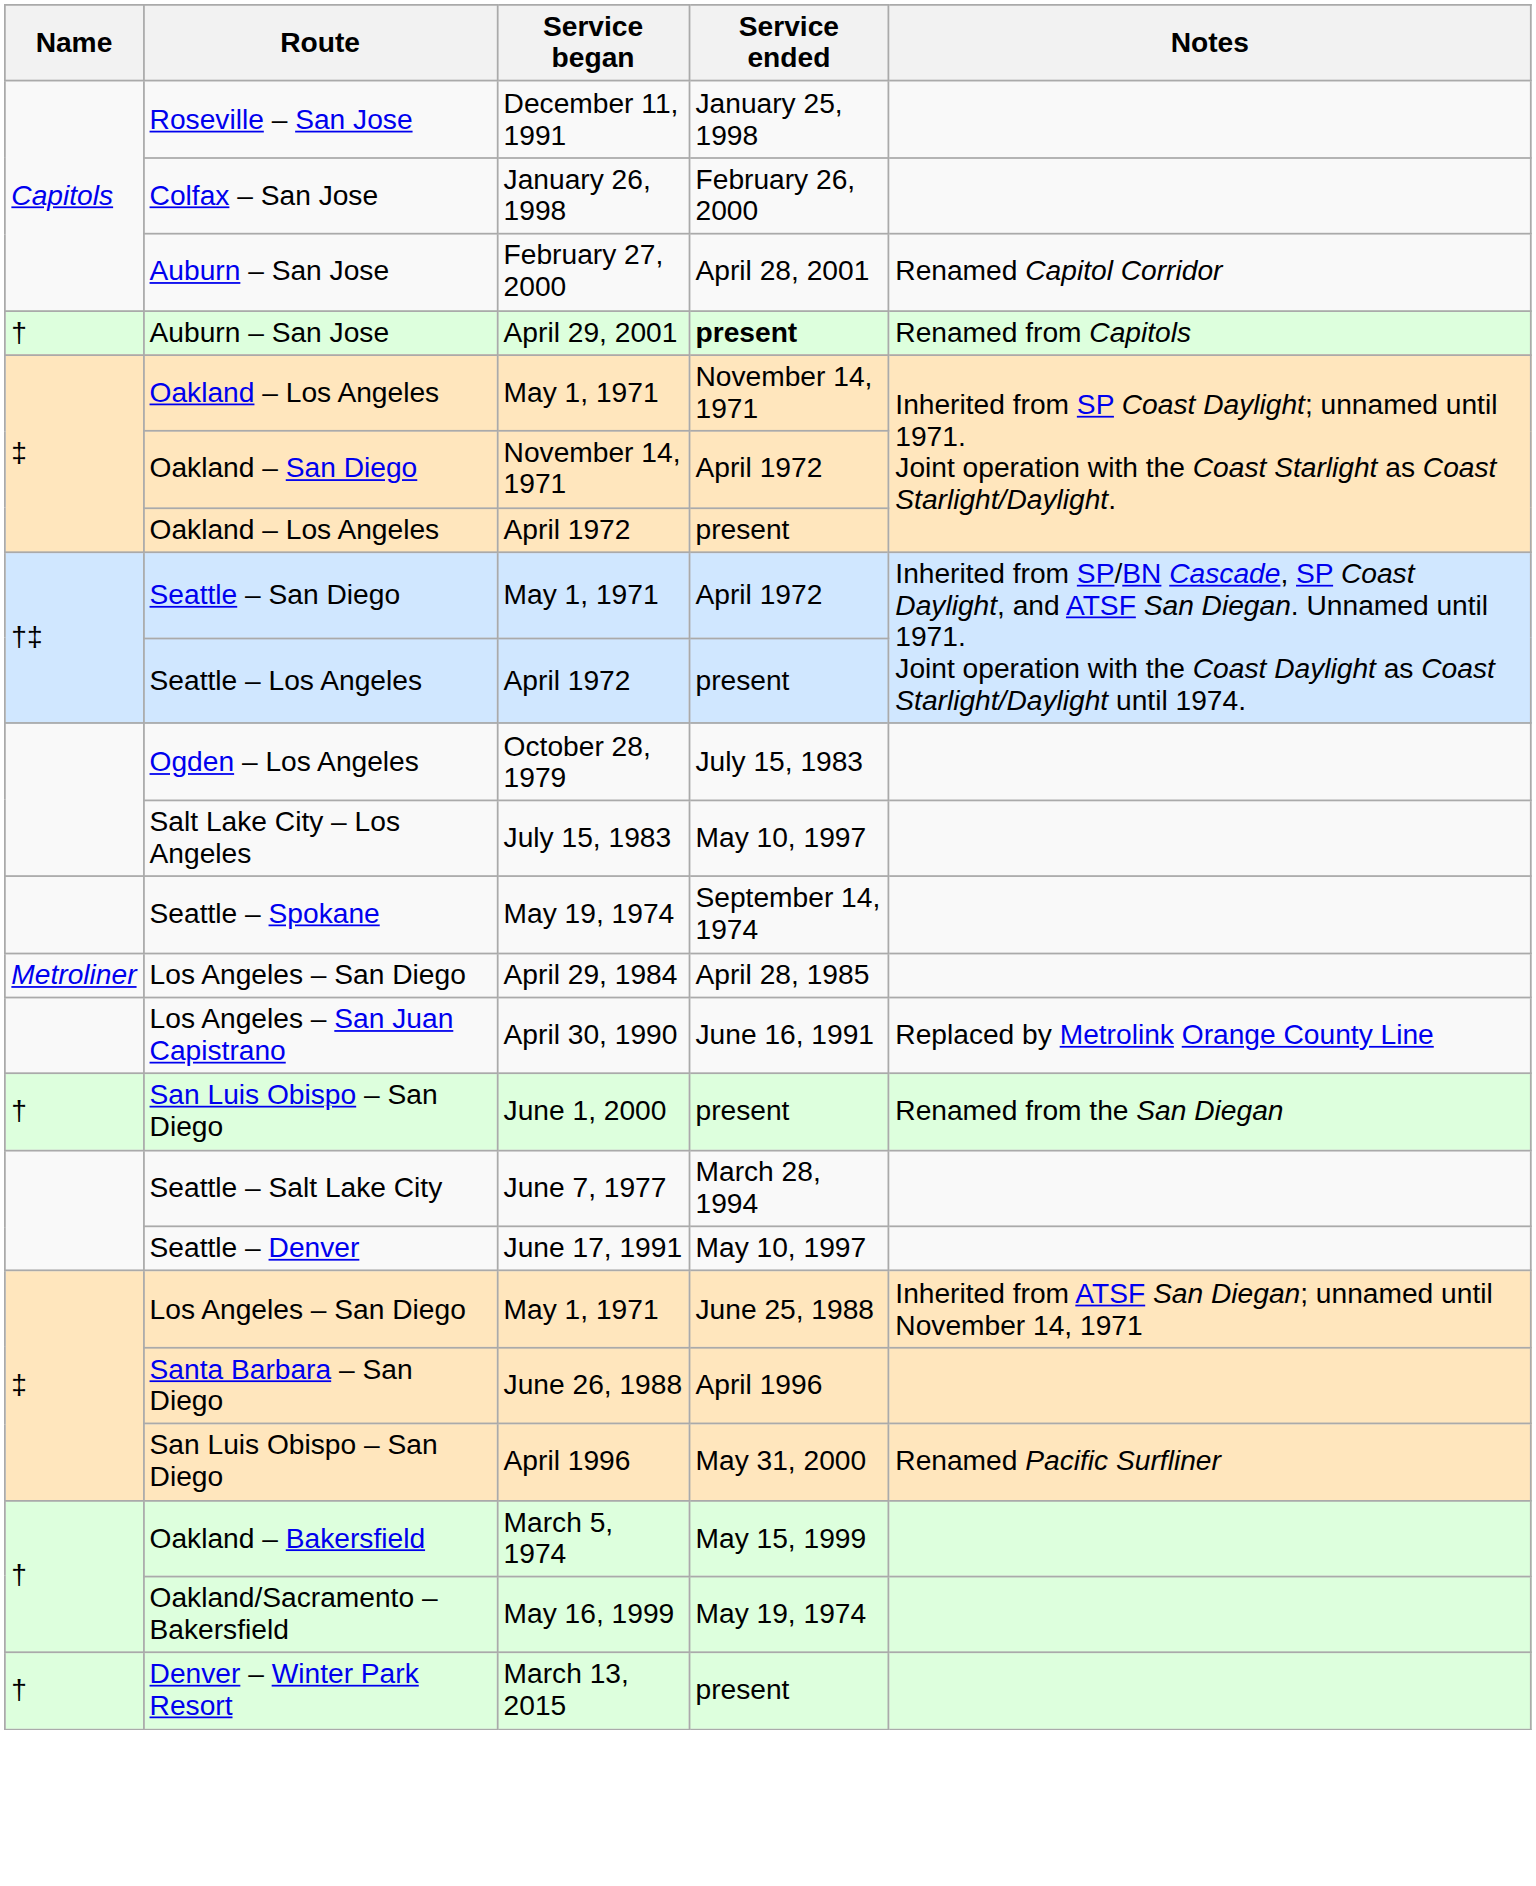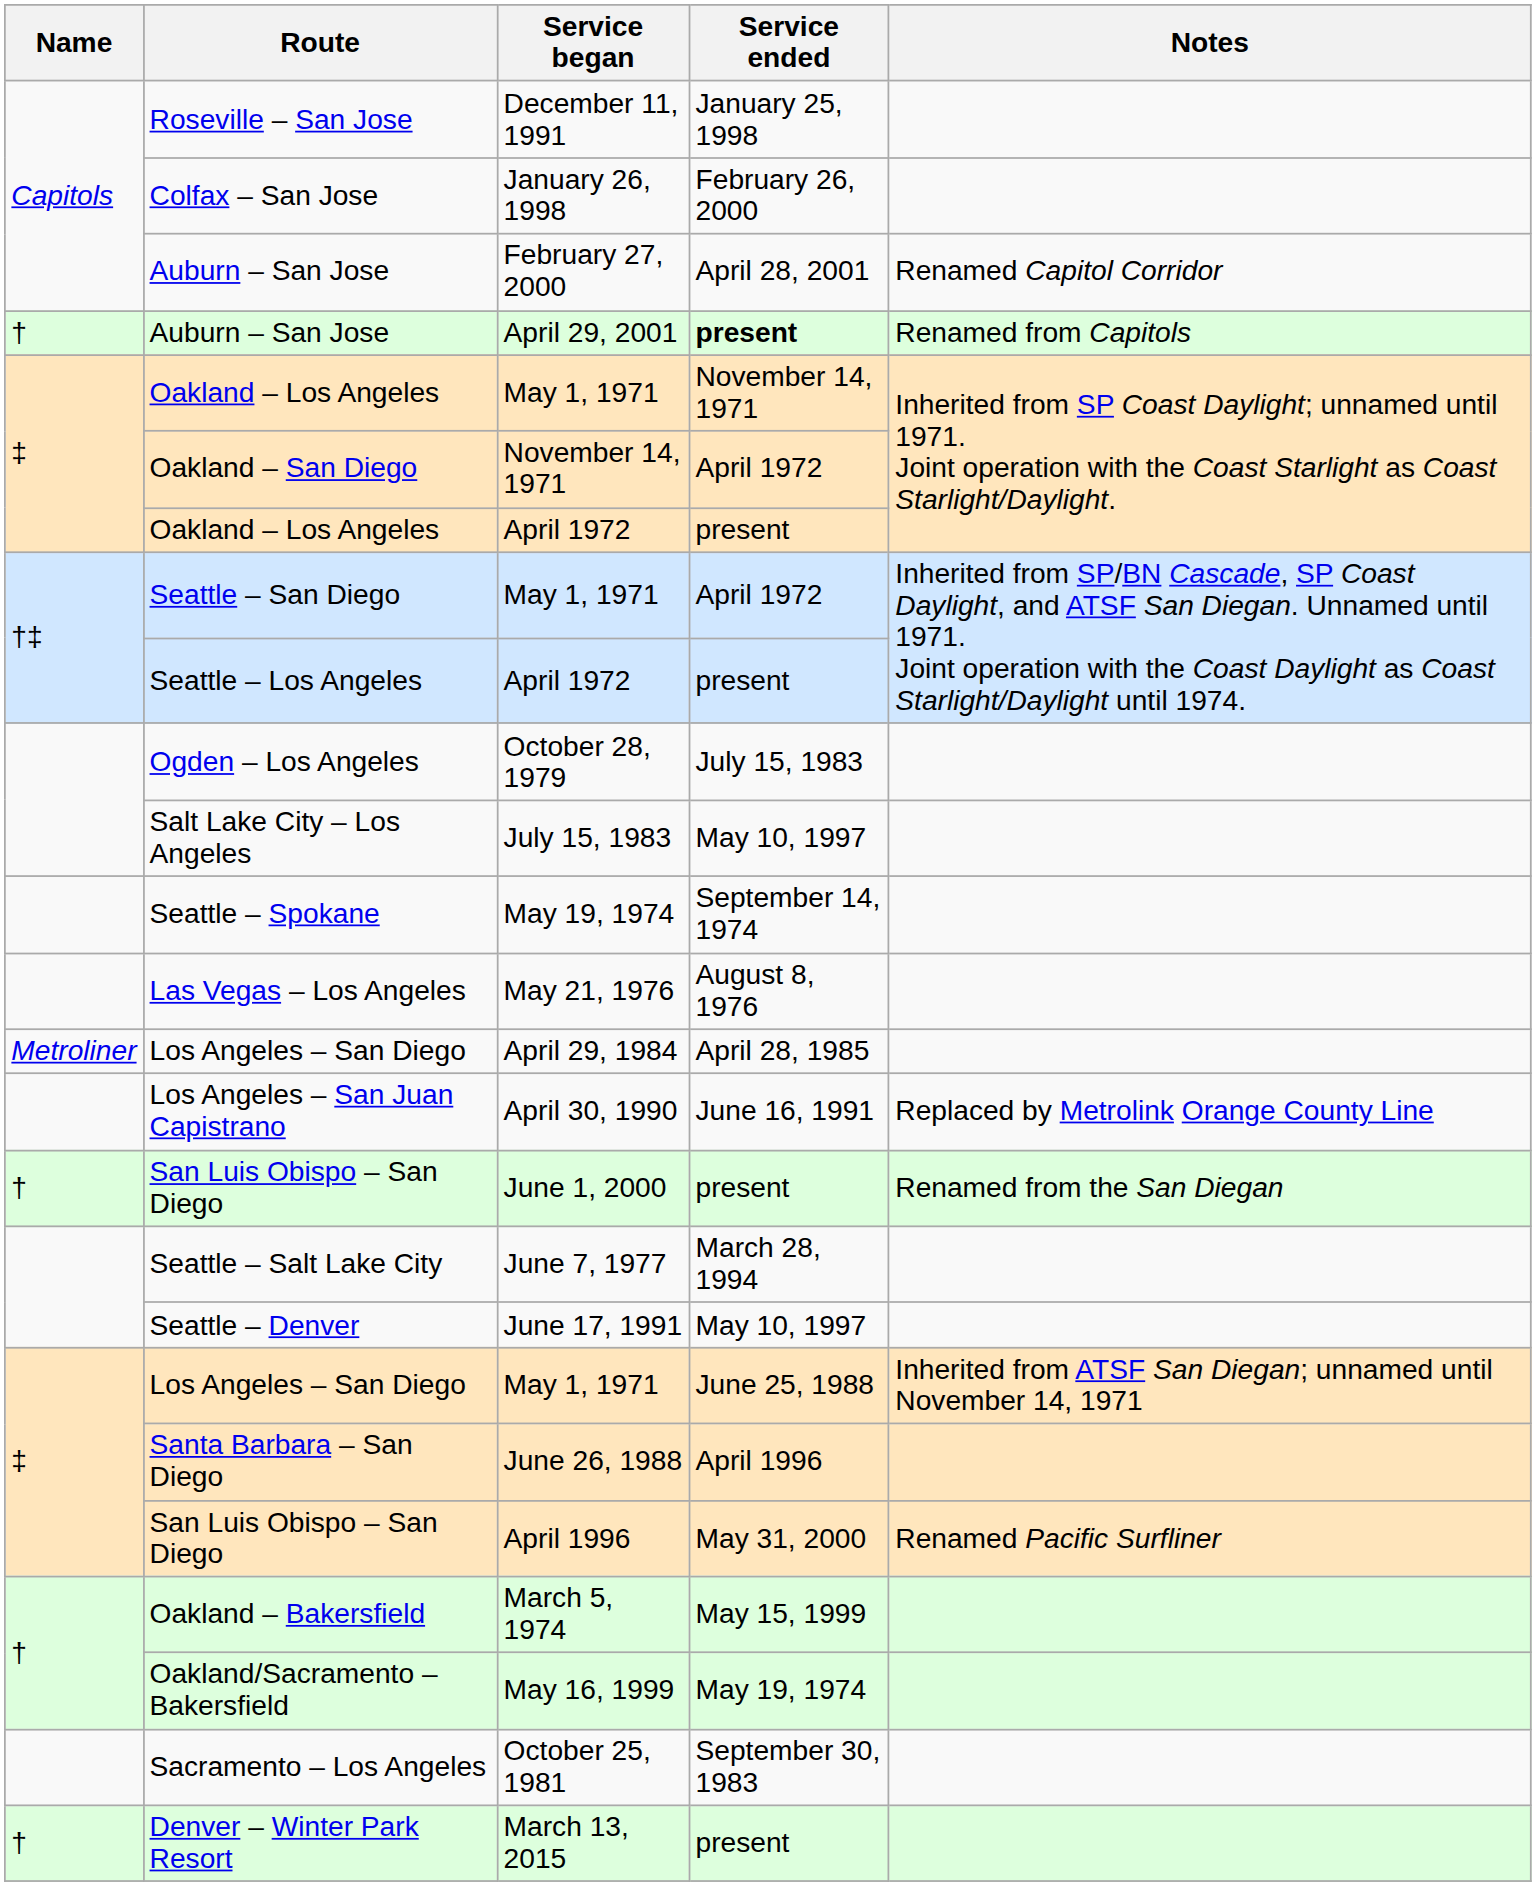+ row: (308, 990)
+ row: (318, 1766)
